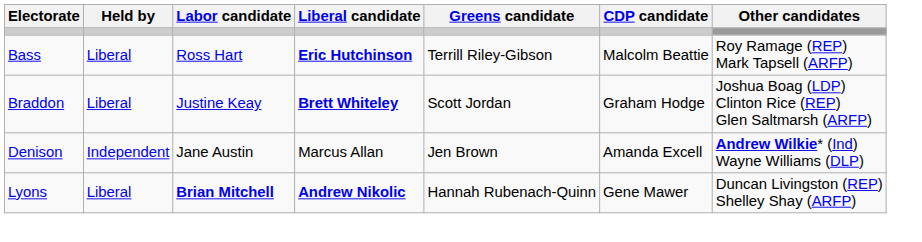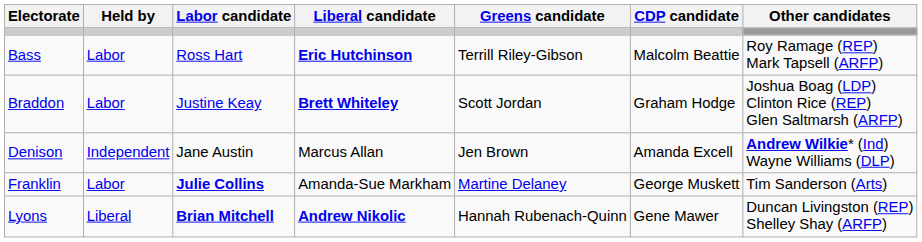(109, 55) Liberal -> (106, 55) Labor
(109, 103) Liberal -> (106, 103) Labor
+ row: (34, 184)
